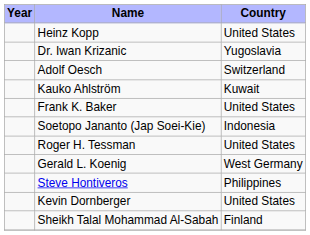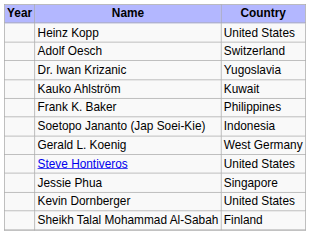rows swapped: (82, 51) <-> (70, 70)
(259, 107) United States -> (252, 107) Philippines
- row: (86, 145)
(252, 182) Philippines -> (259, 164) United States
+ row: (70, 182)
